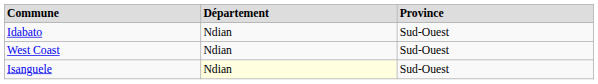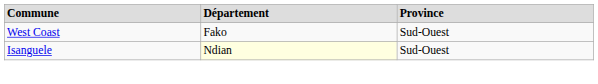- row: (25, 32)
(218, 50) Ndian -> (215, 32) Fako
